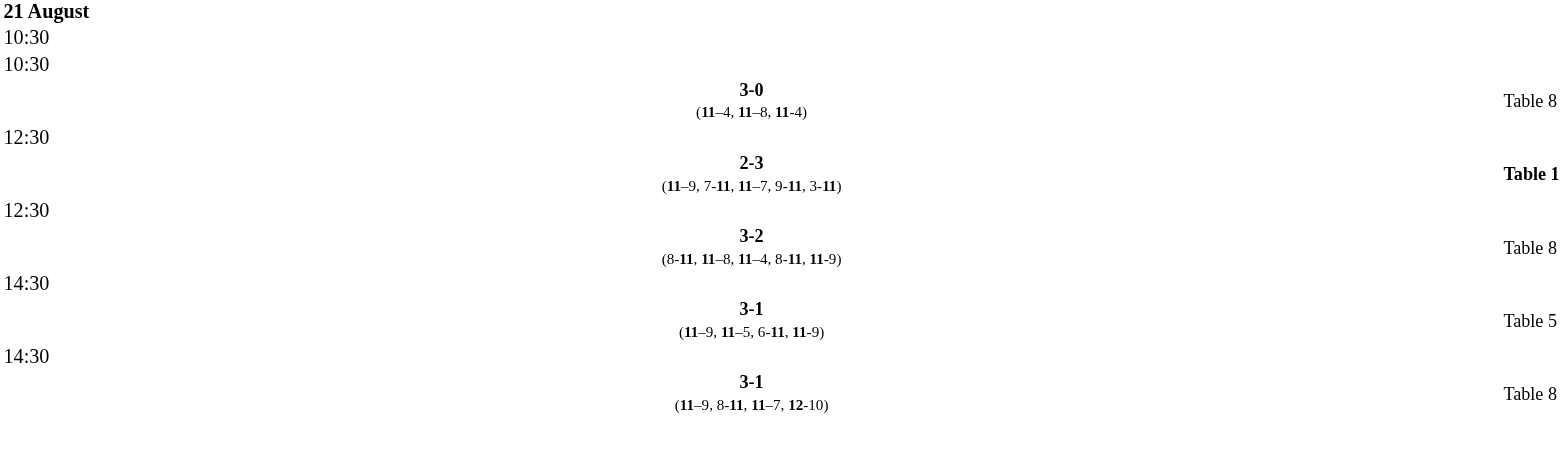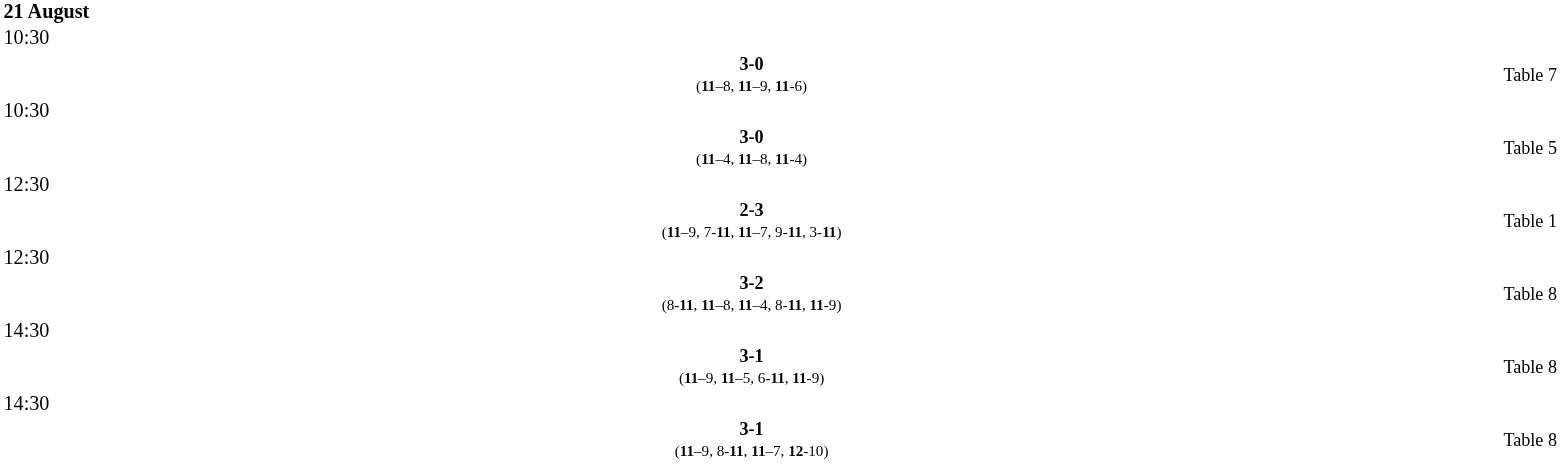+ row: (314, 75)
(1530, 100) Table 8 -> (1530, 147) Table 5
(1532, 174) bold -> (1530, 220) normal
(1530, 320) Table 5 -> (1530, 366) Table 8
